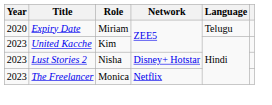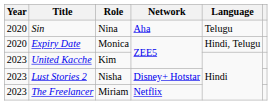+ row: (38, 28)
(113, 28) Miriam -> (114, 44) Monica
(219, 28) Telugu -> (232, 44) Hindi, Telugu
(114, 76) Monica -> (113, 92) Miriam
